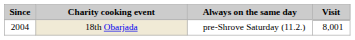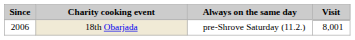(20, 27) 2004 -> (20, 27) 2006
